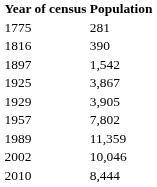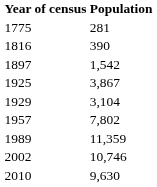(105, 101) 3,905 -> (105, 101) 3,104
(108, 156) 10,046 -> (108, 156) 10,746
(105, 175) 8,444 -> (105, 175) 9,630
